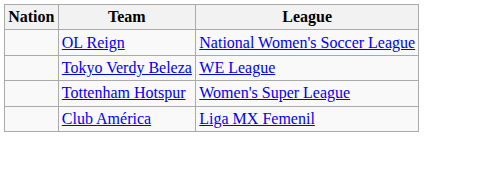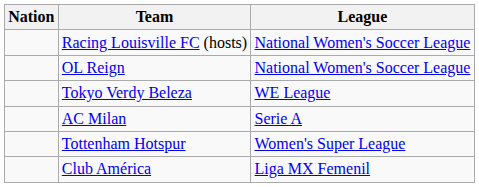+ row: (154, 42)
+ row: (94, 118)
